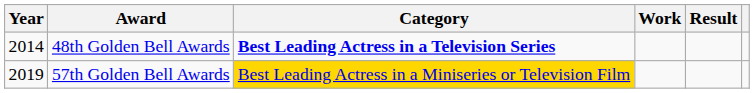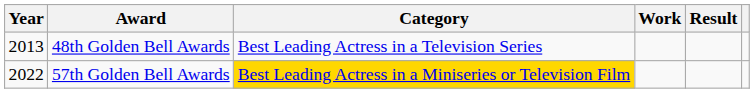(26, 46) 2014 -> (26, 46) 2013
(397, 46) bold -> (390, 46) normal
(26, 74) 2019 -> (26, 74) 2022
